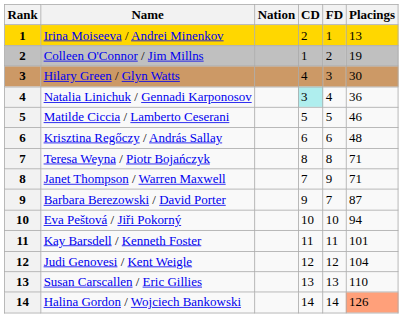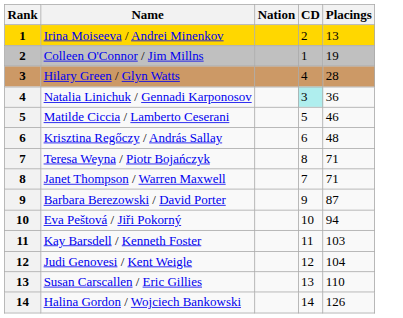- column: (334, 14)
(355, 76) 30 -> (332, 76) 28
(359, 240) 101 -> (335, 240) 103
(359, 302) lightsalmon background -> (335, 302) no background
